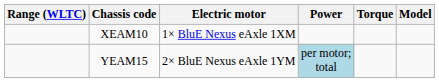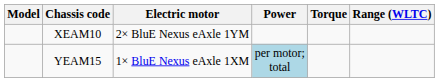columns swapped: (415, 14) <-> (47, 14)
(229, 34) 1× BluE Nexus eAxle 1XM -> (182, 34) 2× BluE Nexus eAxle 1YM
(229, 61) 2× BluE Nexus eAxle 1YM -> (182, 61) 1× BluE Nexus eAxle 1XM
